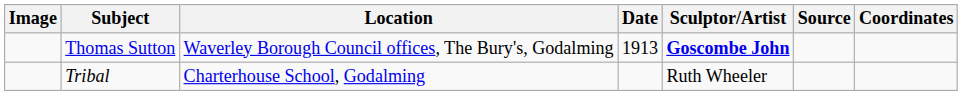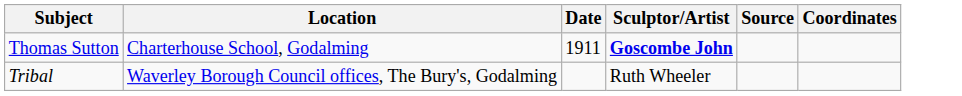- column: (33, 18)
(399, 47) Waverley Borough Council offices, The Bury's, Godalming -> (248, 47) Charterhouse School, Godalming
(640, 47) 1913 -> (583, 47) 1911
(304, 76) Charterhouse School, Godalming -> (342, 76) Waverley Borough Council offices, The Bury's, Godalming
